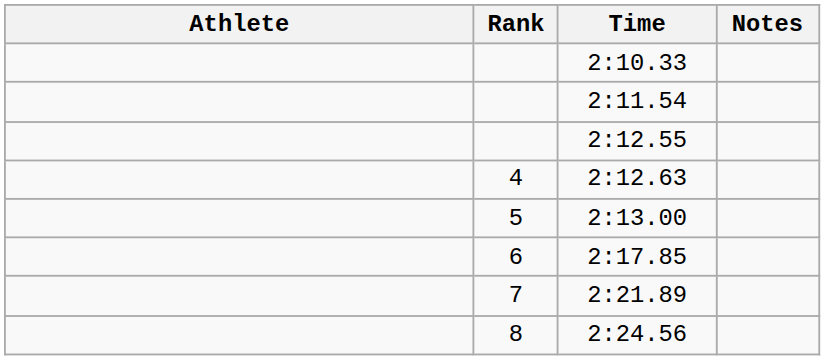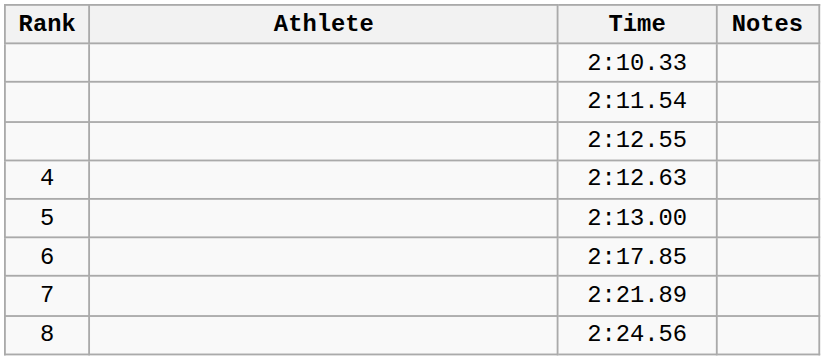columns swapped: (516, 24) <-> (239, 24)
